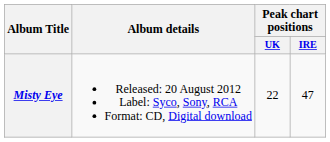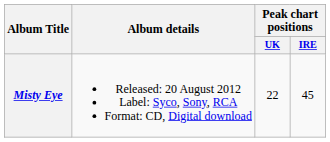(308, 95) 47 -> (308, 95) 45
